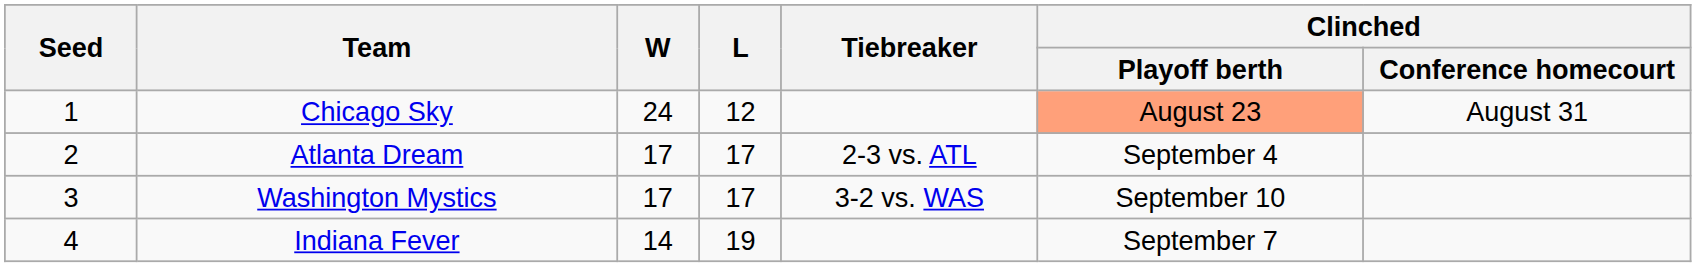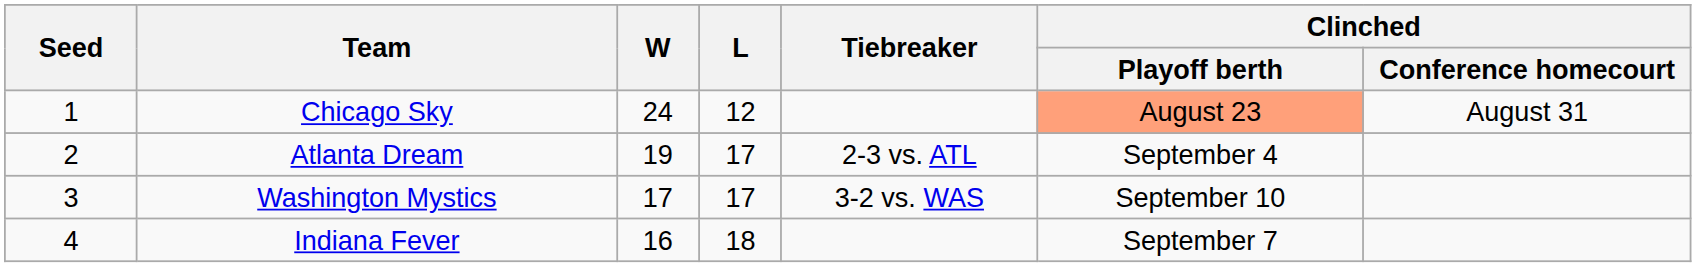(658, 155) 17 -> (658, 155) 19
(658, 241) 14 -> (658, 241) 16
(740, 241) 19 -> (740, 241) 18
